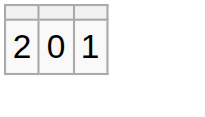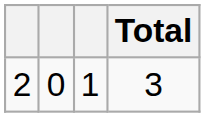+ column: (154, 31)
